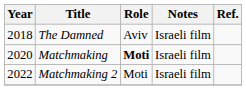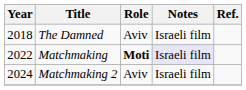(20, 54) 2020 -> (20, 54) 2022
(183, 54) no background -> (183, 54) lavender background
(20, 74) 2022 -> (20, 74) 2024
(136, 74) Moti -> (135, 74) Aviv
